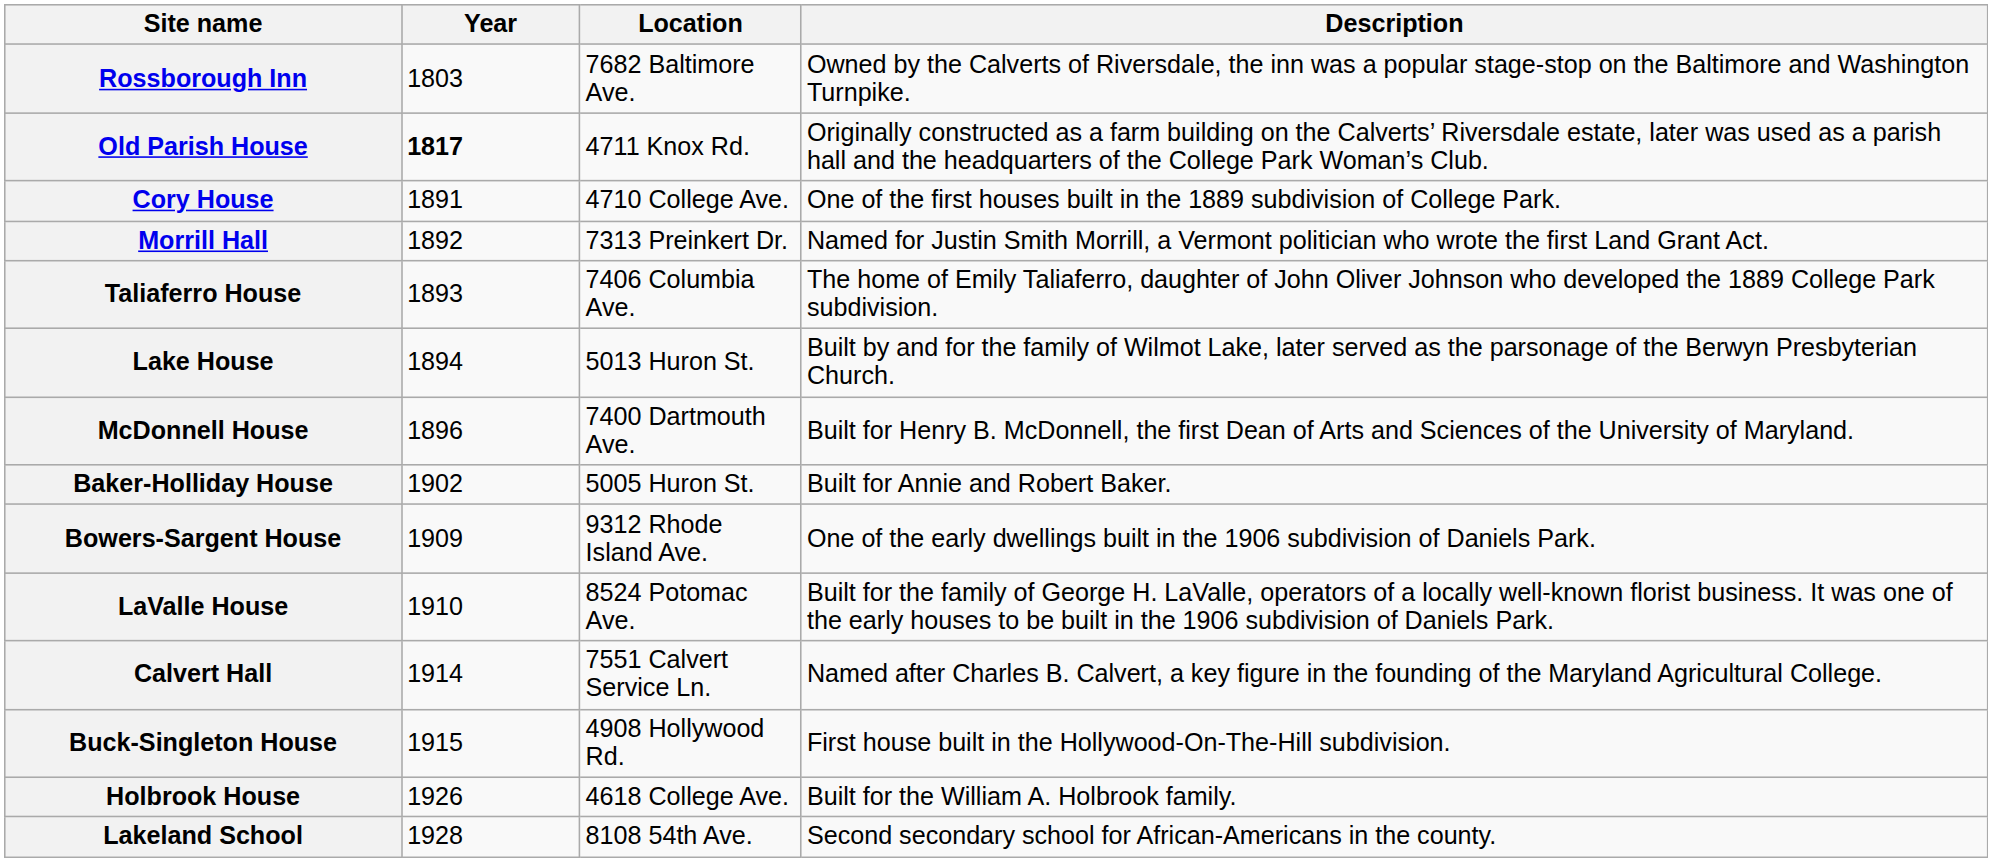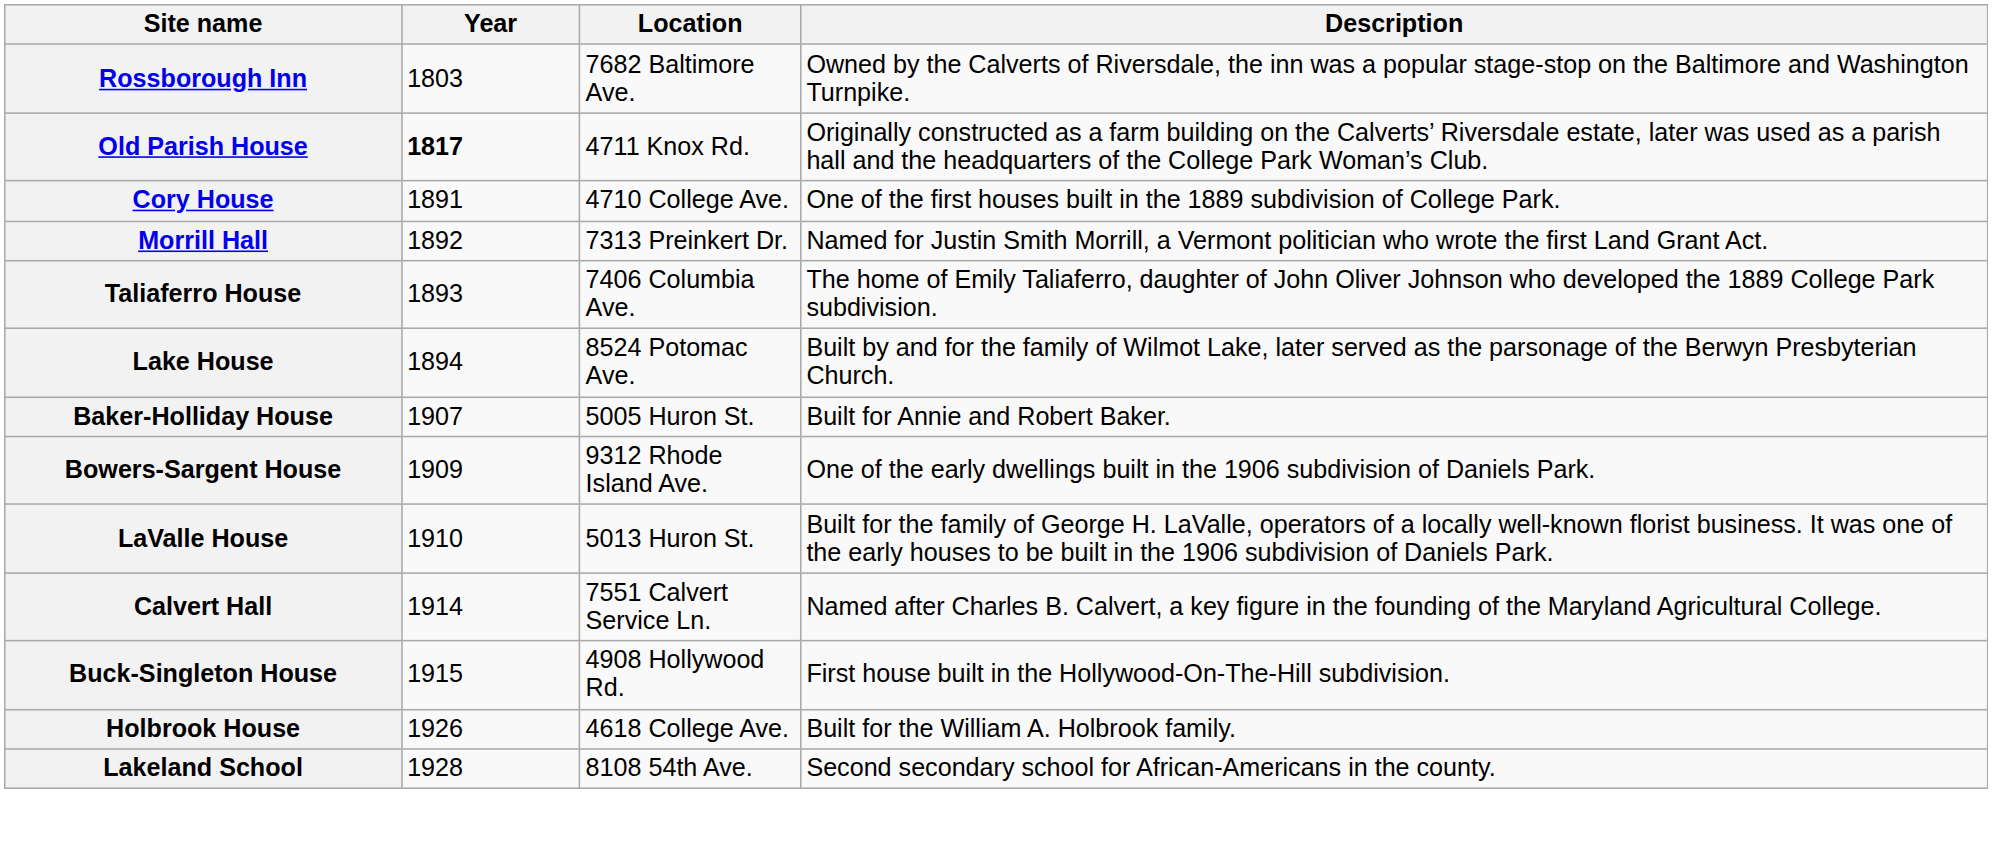(670, 362) 5013 Huron St. -> (667, 362) 8524 Potomac Ave.
- row: (203, 430)
(435, 484) 1902 -> (435, 416) 1907
(667, 606) 8524 Potomac Ave. -> (670, 538) 5013 Huron St.
